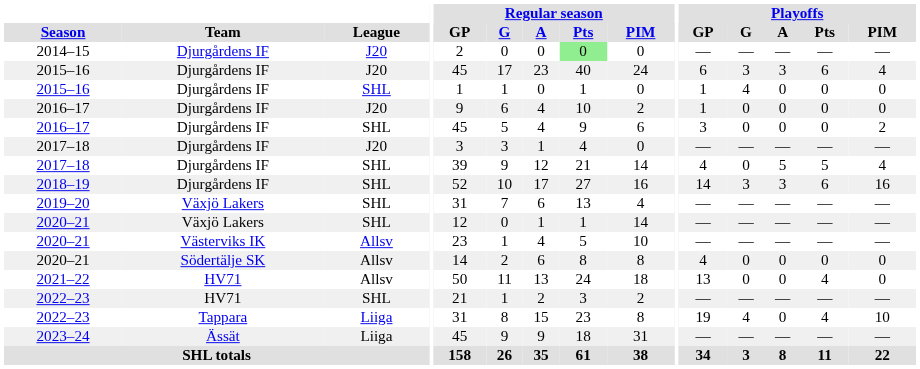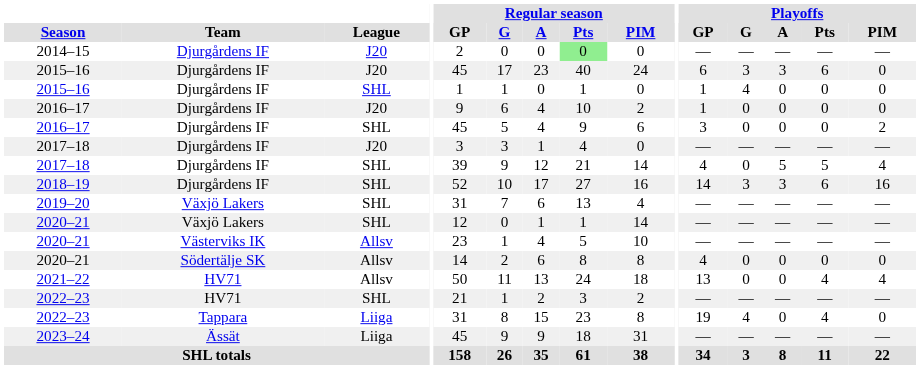(882, 70) 4 -> (882, 70) 0
(882, 279) 0 -> (882, 279) 4
(882, 317) 10 -> (882, 317) 0
